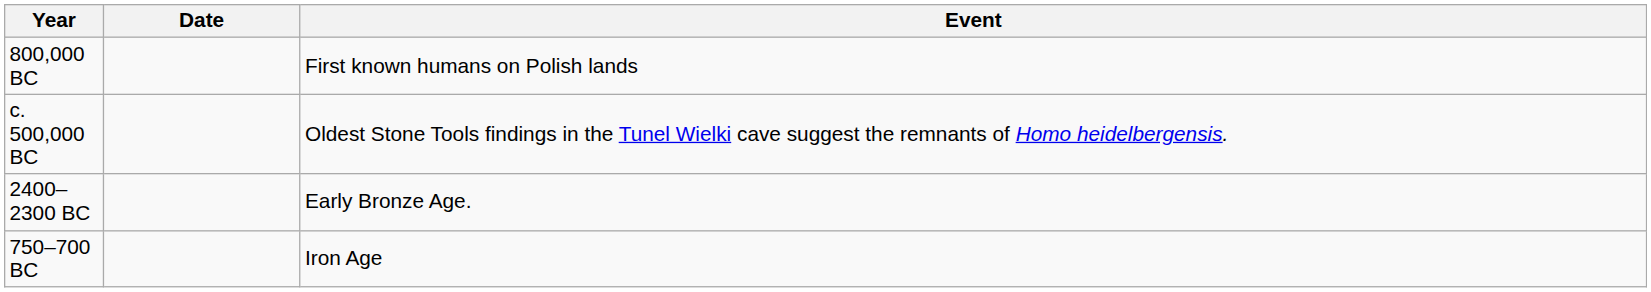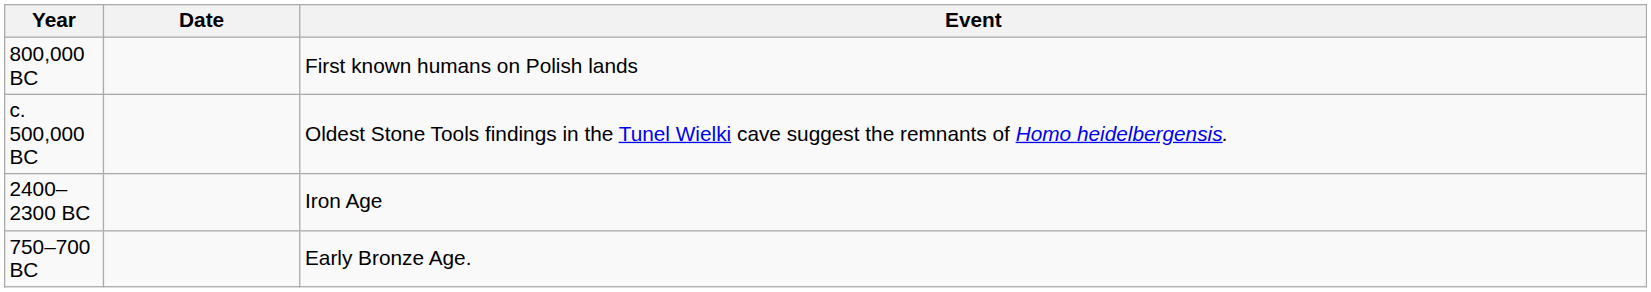(388, 201) Early Bronze Age. -> (344, 201) Iron Age
(344, 258) Iron Age -> (388, 258) Early Bronze Age.
